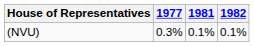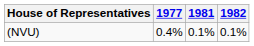(169, 32) 0.3% -> (169, 32) 0.4%
